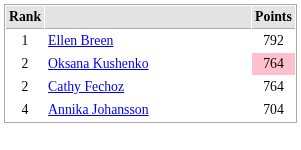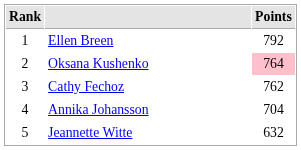(25, 86) 2 -> (25, 86) 3
(273, 86) 764 -> (273, 86) 762
+ row: (90, 132)
